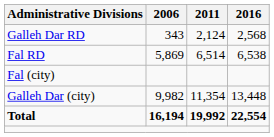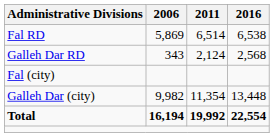rows swapped: (26, 55) <-> (46, 34)
